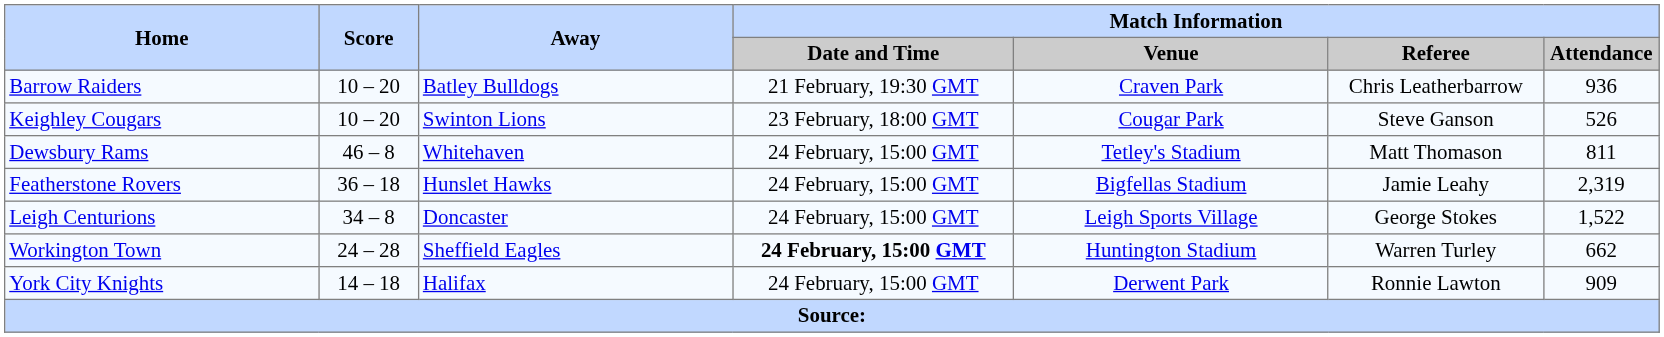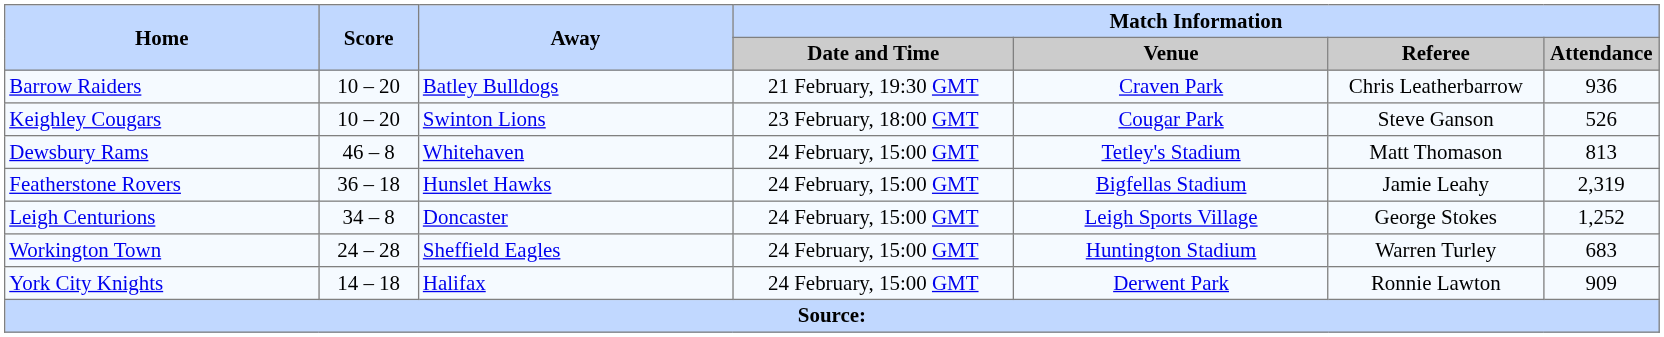(1601, 151) 811 -> (1601, 151) 813
(1601, 217) 1,522 -> (1601, 217) 1,252
(873, 250) bold -> (873, 250) normal
(1601, 250) 662 -> (1601, 250) 683
